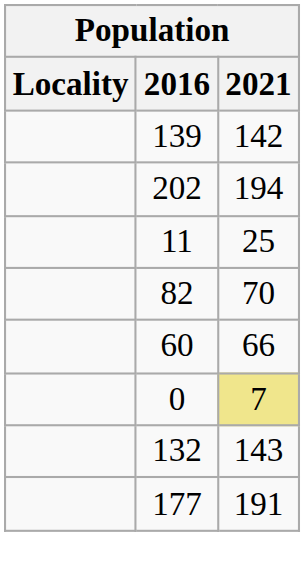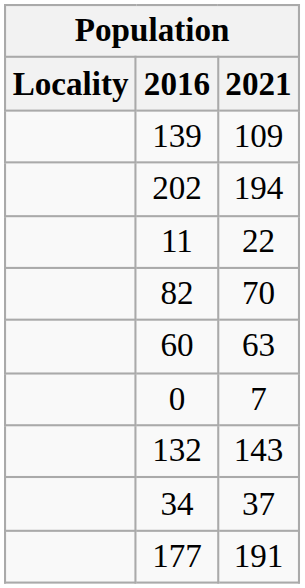(258, 135) 142 -> (258, 135) 109
(258, 240) 25 -> (258, 240) 22
(258, 345) 66 -> (258, 345) 63
(258, 398) khaki background -> (258, 398) no background
+ row: (177, 503)
